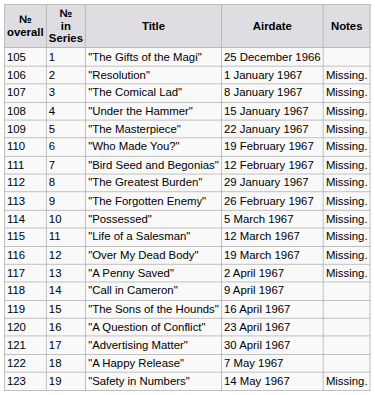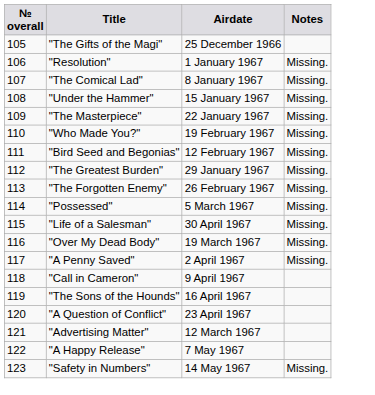- column: (66, 26)
(262, 237) 12 March 1967 -> (218, 224) 30 April 1967
(257, 345) 30 April 1967 -> (223, 332) 12 March 1967
